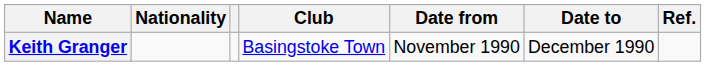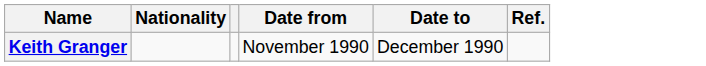- column: (314, 18)
